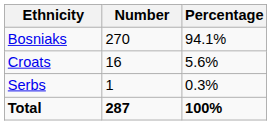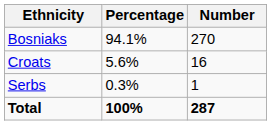columns swapped: (142, 16) <-> (224, 16)
